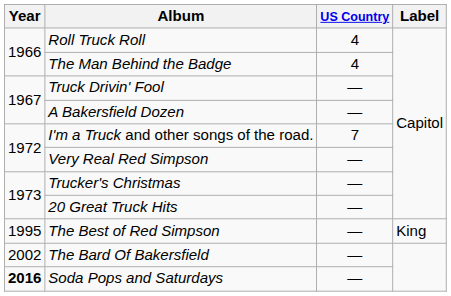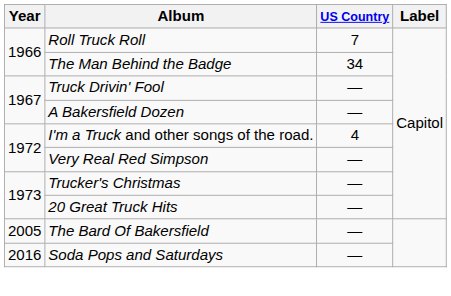(355, 40) 4 -> (355, 40) 7
(355, 64) 4 -> (355, 64) 34
(355, 135) 7 -> (355, 135) 4
- row: (134, 231)
(25, 254) 2002 -> (25, 231) 2005
(25, 278) bold -> (25, 254) normal
